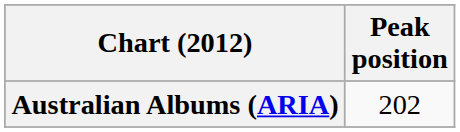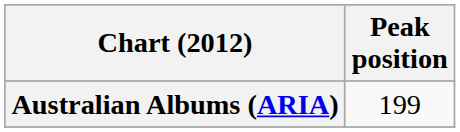(400, 103) 202 -> (400, 103) 199
